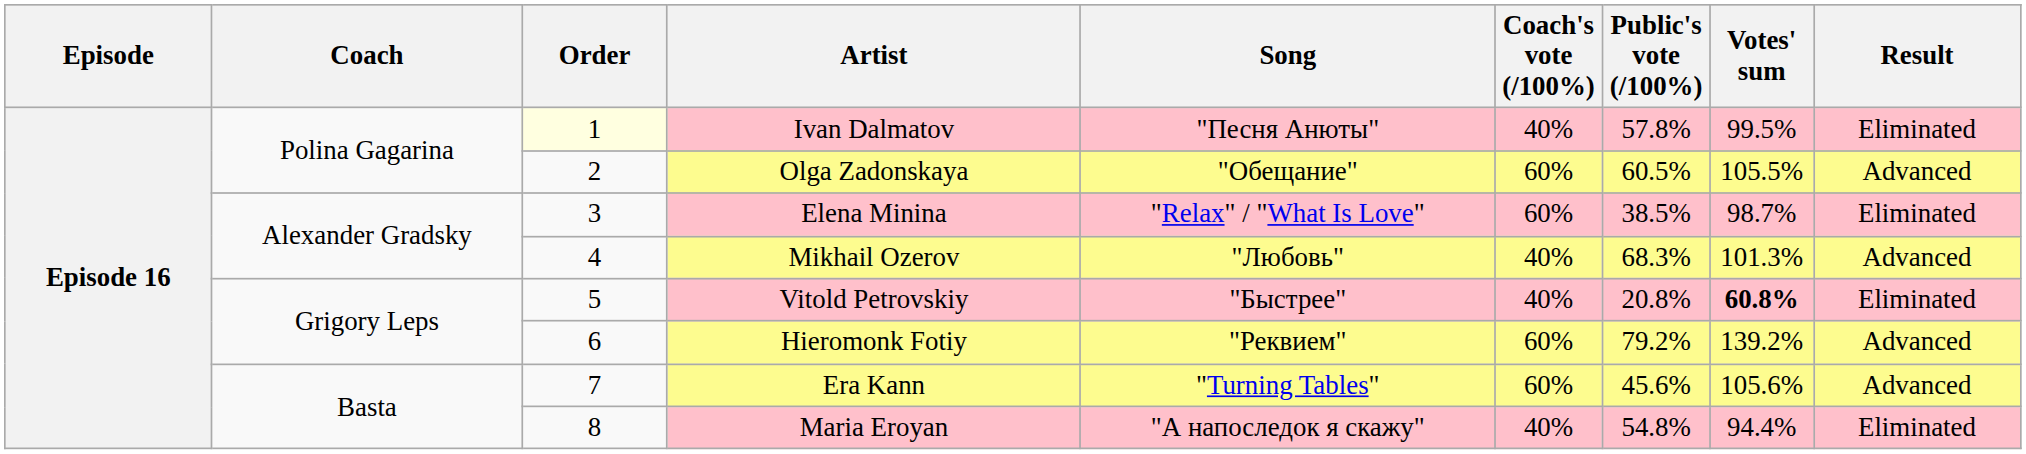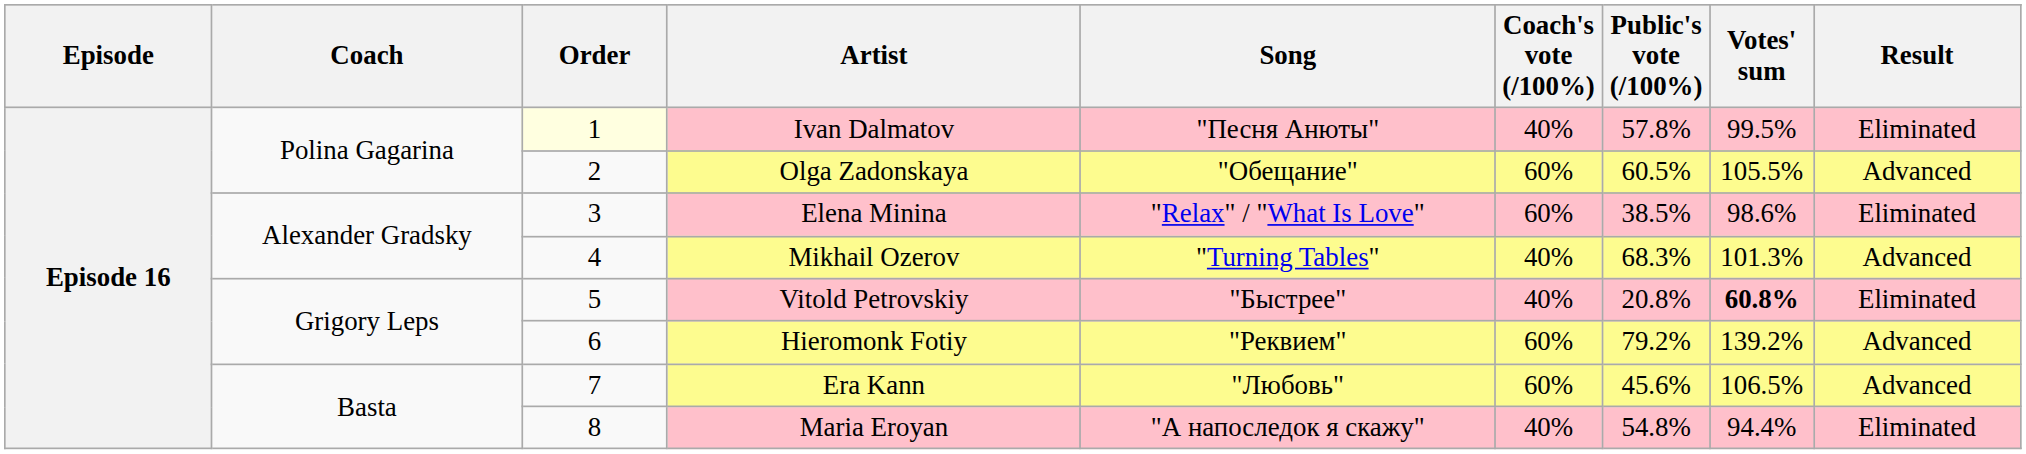(1762, 214) 98.7% -> (1762, 214) 98.6%
(1288, 256) "Любовь" -> (1288, 256) "Turning Tables"
(1288, 384) "Turning Tables" -> (1288, 384) "Любовь"
(1762, 384) 105.6% -> (1762, 384) 106.5%
